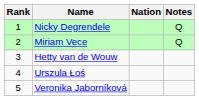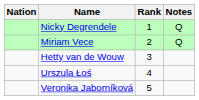columns swapped: (18, 12) <-> (146, 12)
